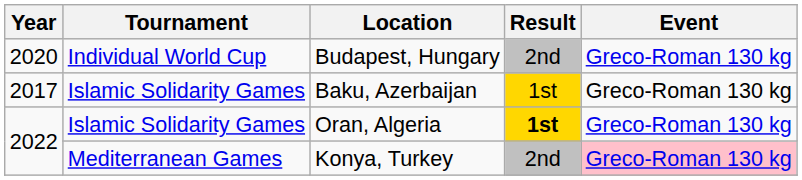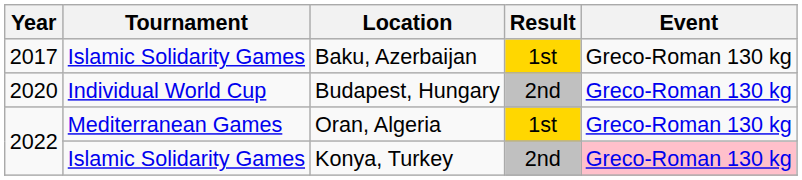rows swapped: (396, 90) <-> (407, 56)
(186, 124) Islamic Solidarity Games -> (175, 124) Mediterranean Games
(543, 124) bold -> (543, 124) normal
(175, 159) Mediterranean Games -> (186, 159) Islamic Solidarity Games
